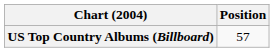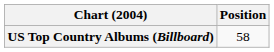(243, 36) 57 -> (243, 36) 58
